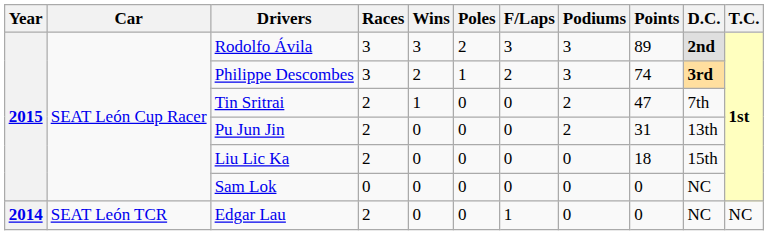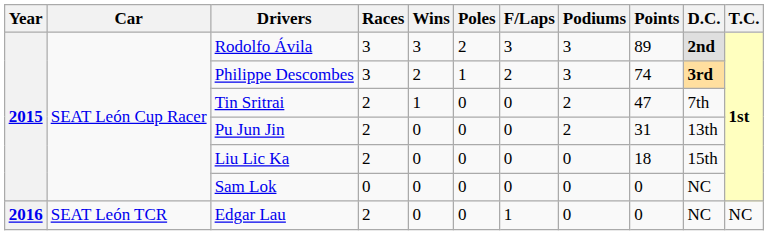(26, 214) 2014 -> (26, 214) 2016
